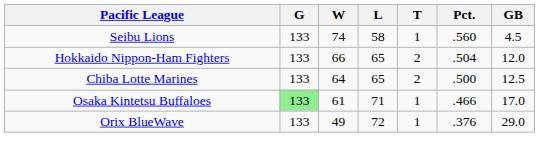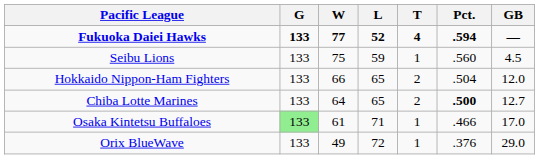+ row: (142, 36)
(339, 36) 74 -> (339, 57) 75
(378, 36) 58 -> (378, 57) 59
(464, 79) normal -> (464, 100) bold
(513, 79) 12.5 -> (513, 100) 12.7
